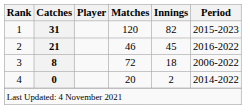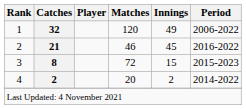(54, 29) 31 -> (54, 29) 32
(171, 29) 82 -> (171, 29) 49
(216, 29) 2015-2023 -> (216, 29) 2006-2022
(171, 63) 18 -> (171, 63) 15
(216, 63) 2006-2022 -> (216, 63) 2015-2023
(54, 79) 0 -> (54, 79) 2
